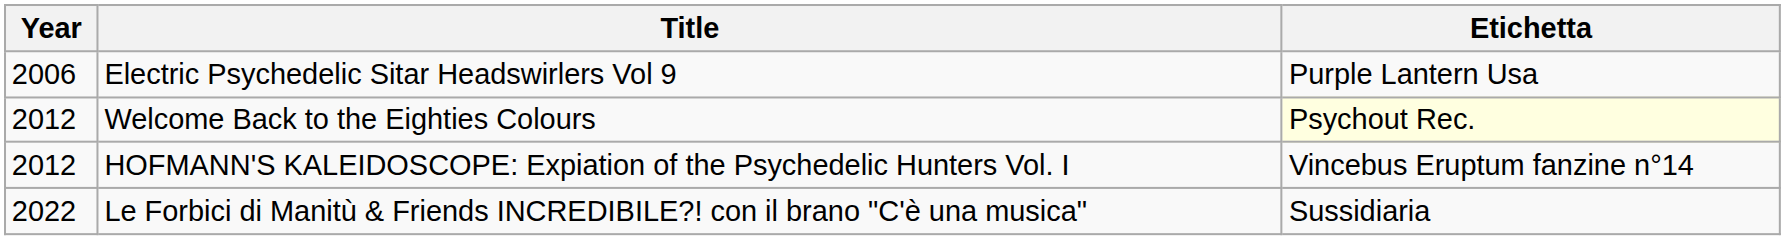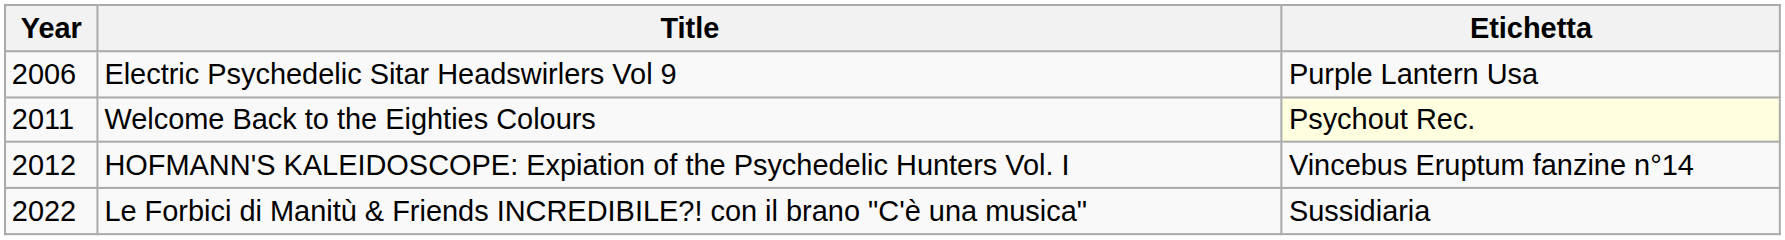(44, 119) 2012 -> (43, 119) 2011
